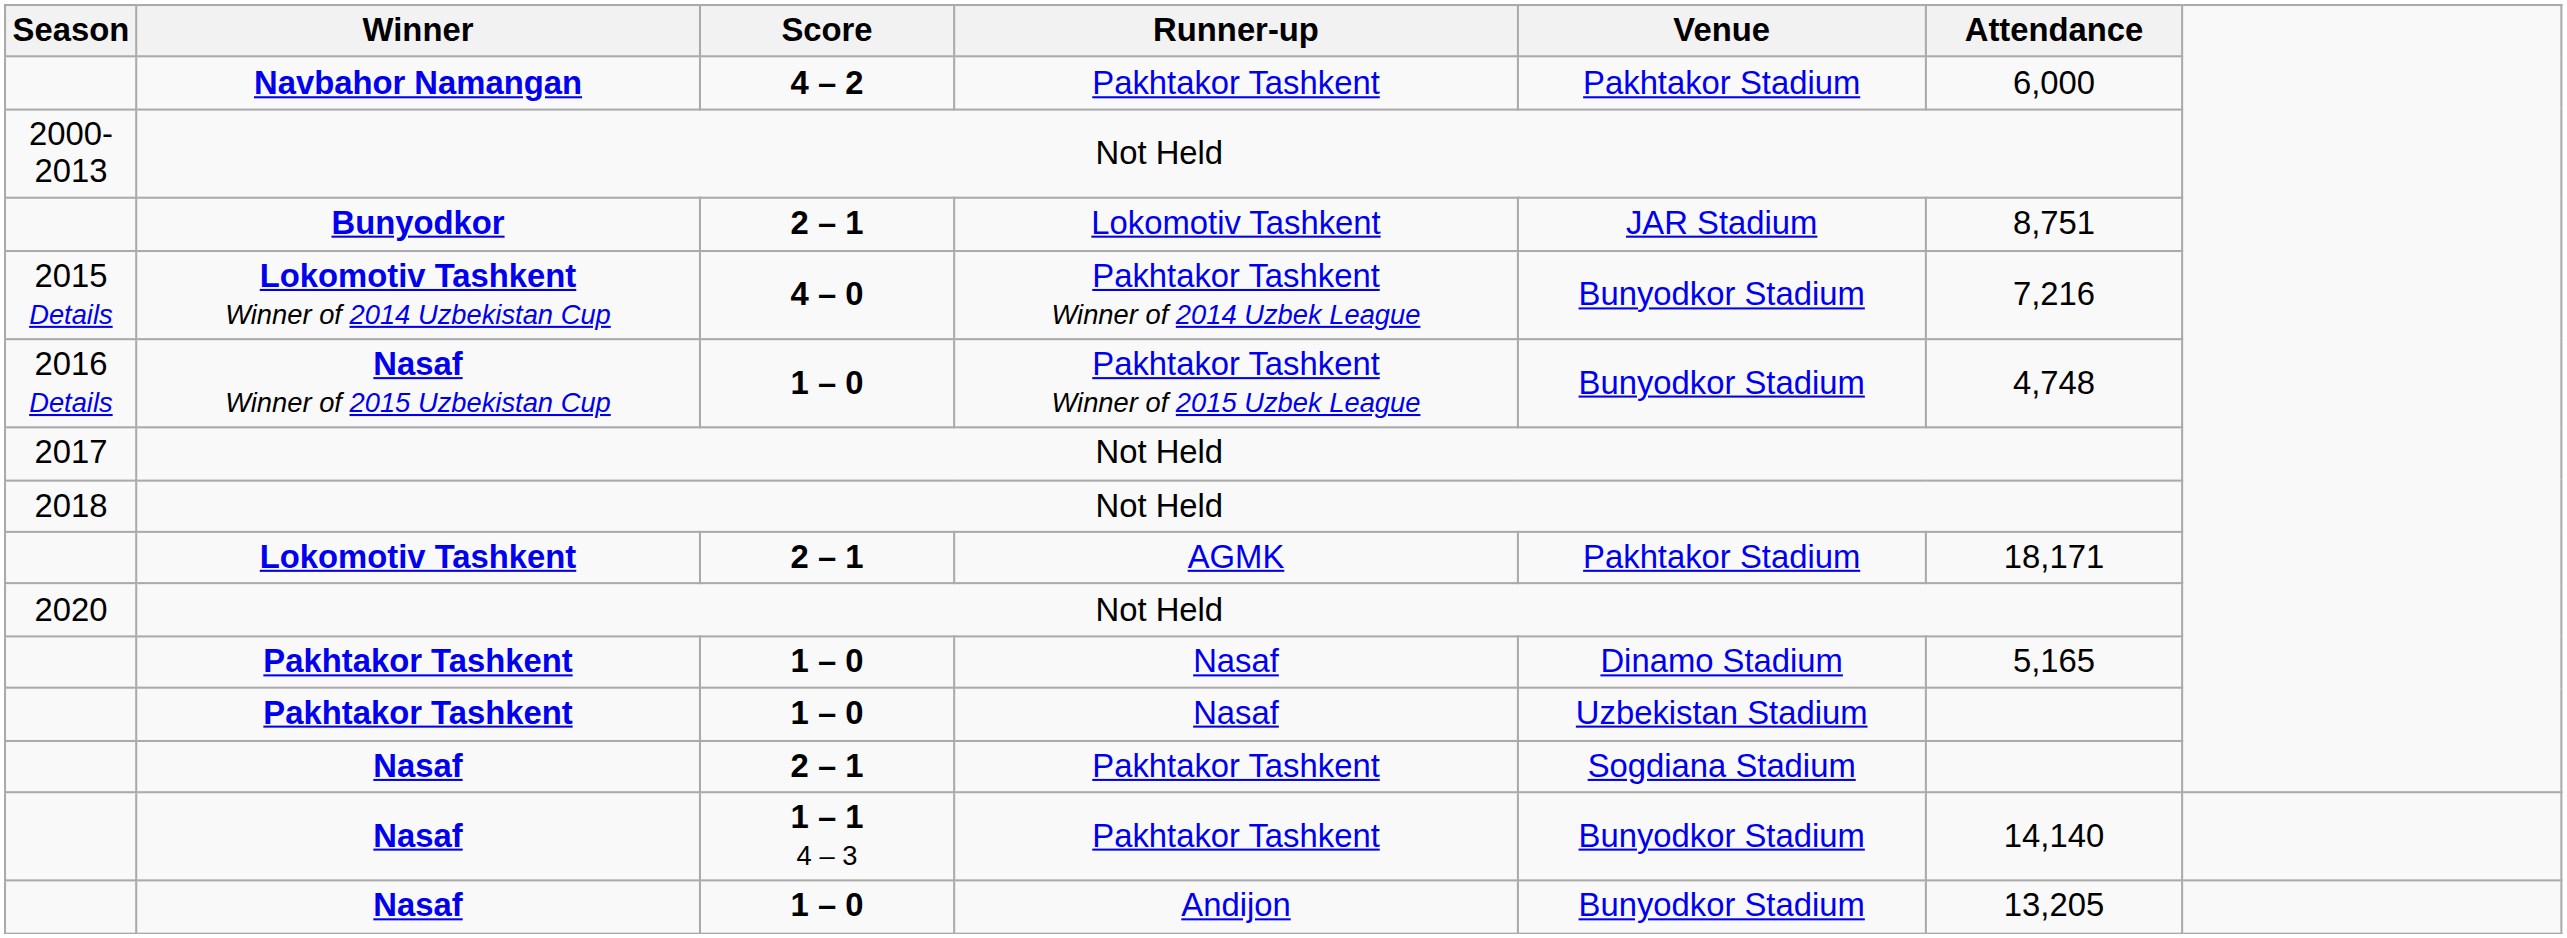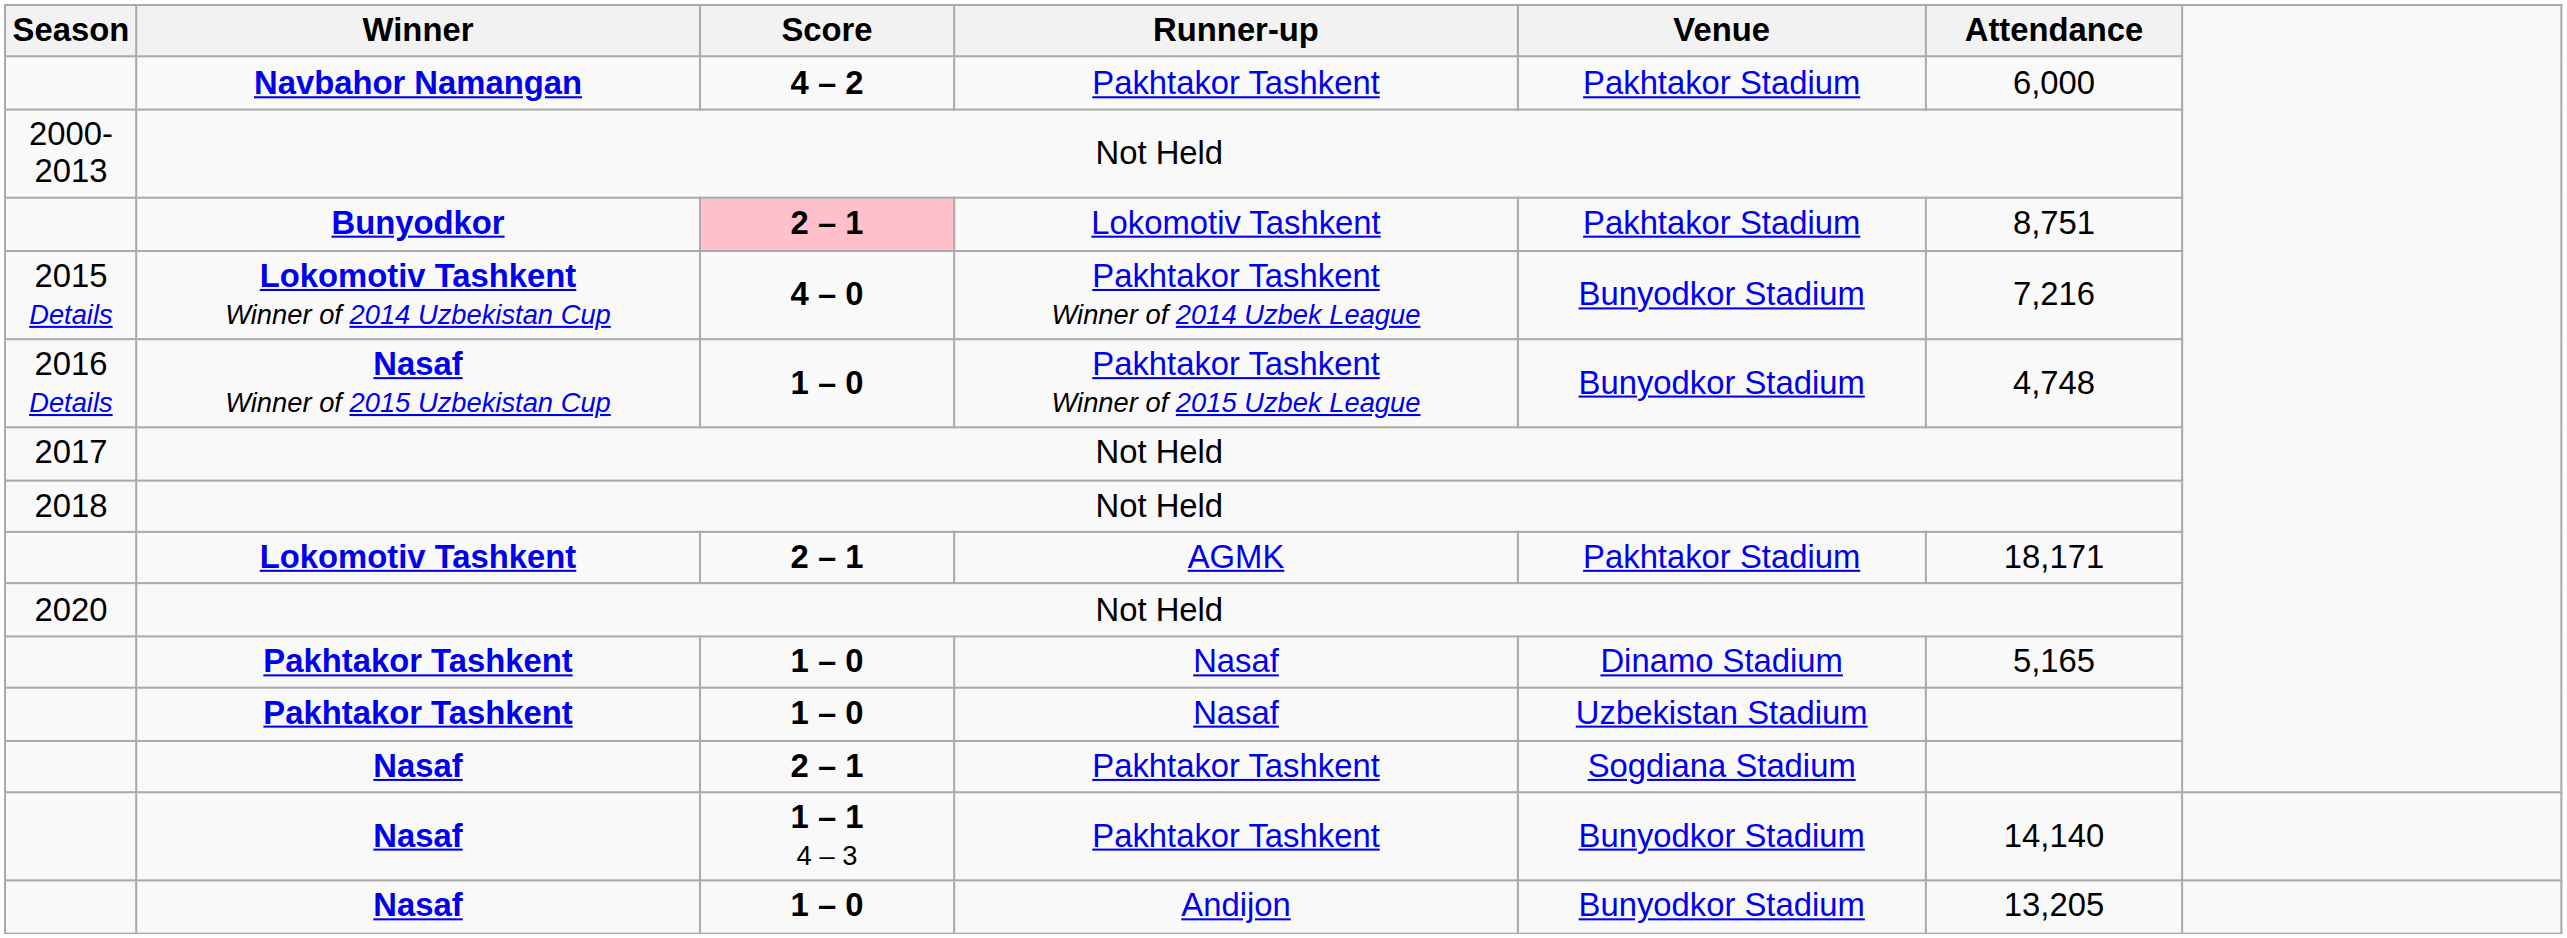(827, 223) no background -> (827, 223) pink background
(1722, 223) JAR Stadium -> (1722, 223) Pakhtakor Stadium
